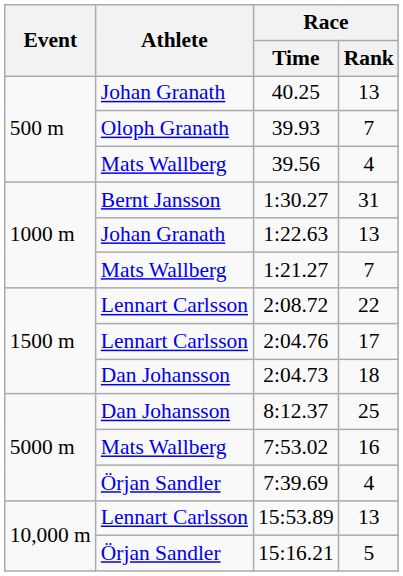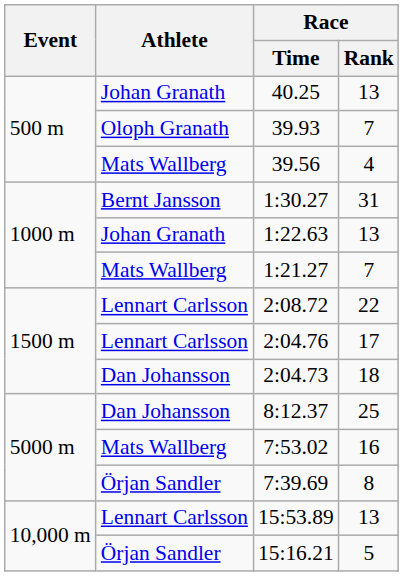(369, 482) 4 -> (369, 482) 8
